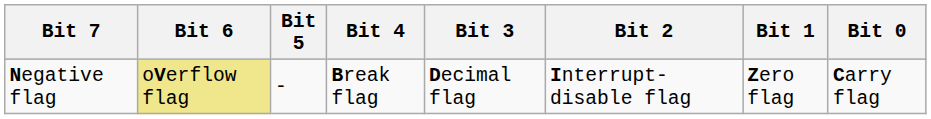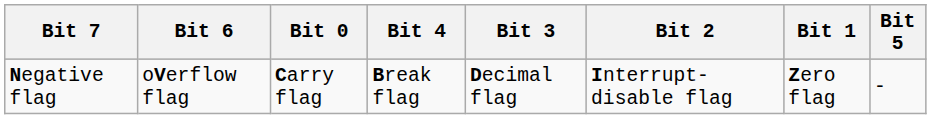columns swapped: (299, 32) <-> (877, 32)
(189, 87) khaki background -> (189, 87) no background
